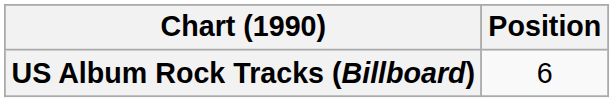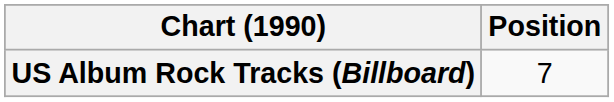(545, 72) 6 -> (545, 72) 7
